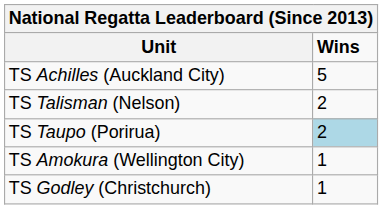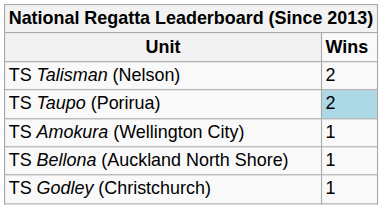- row: (117, 75)
+ row: (149, 160)
